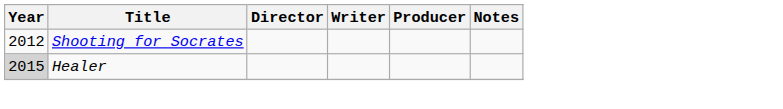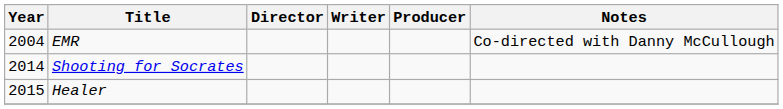+ row: (66, 42)
(26, 42) 2012 -> (26, 67) 2014
(26, 67) lightgrey background -> (26, 91) no background
